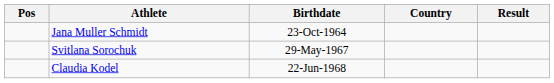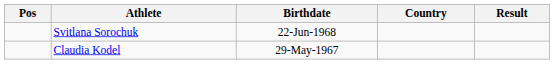- row: (100, 31)
(317, 50) 29-May-1967 -> (307, 31) 22-Jun-1968
(317, 68) 22-Jun-1968 -> (307, 50) 29-May-1967
